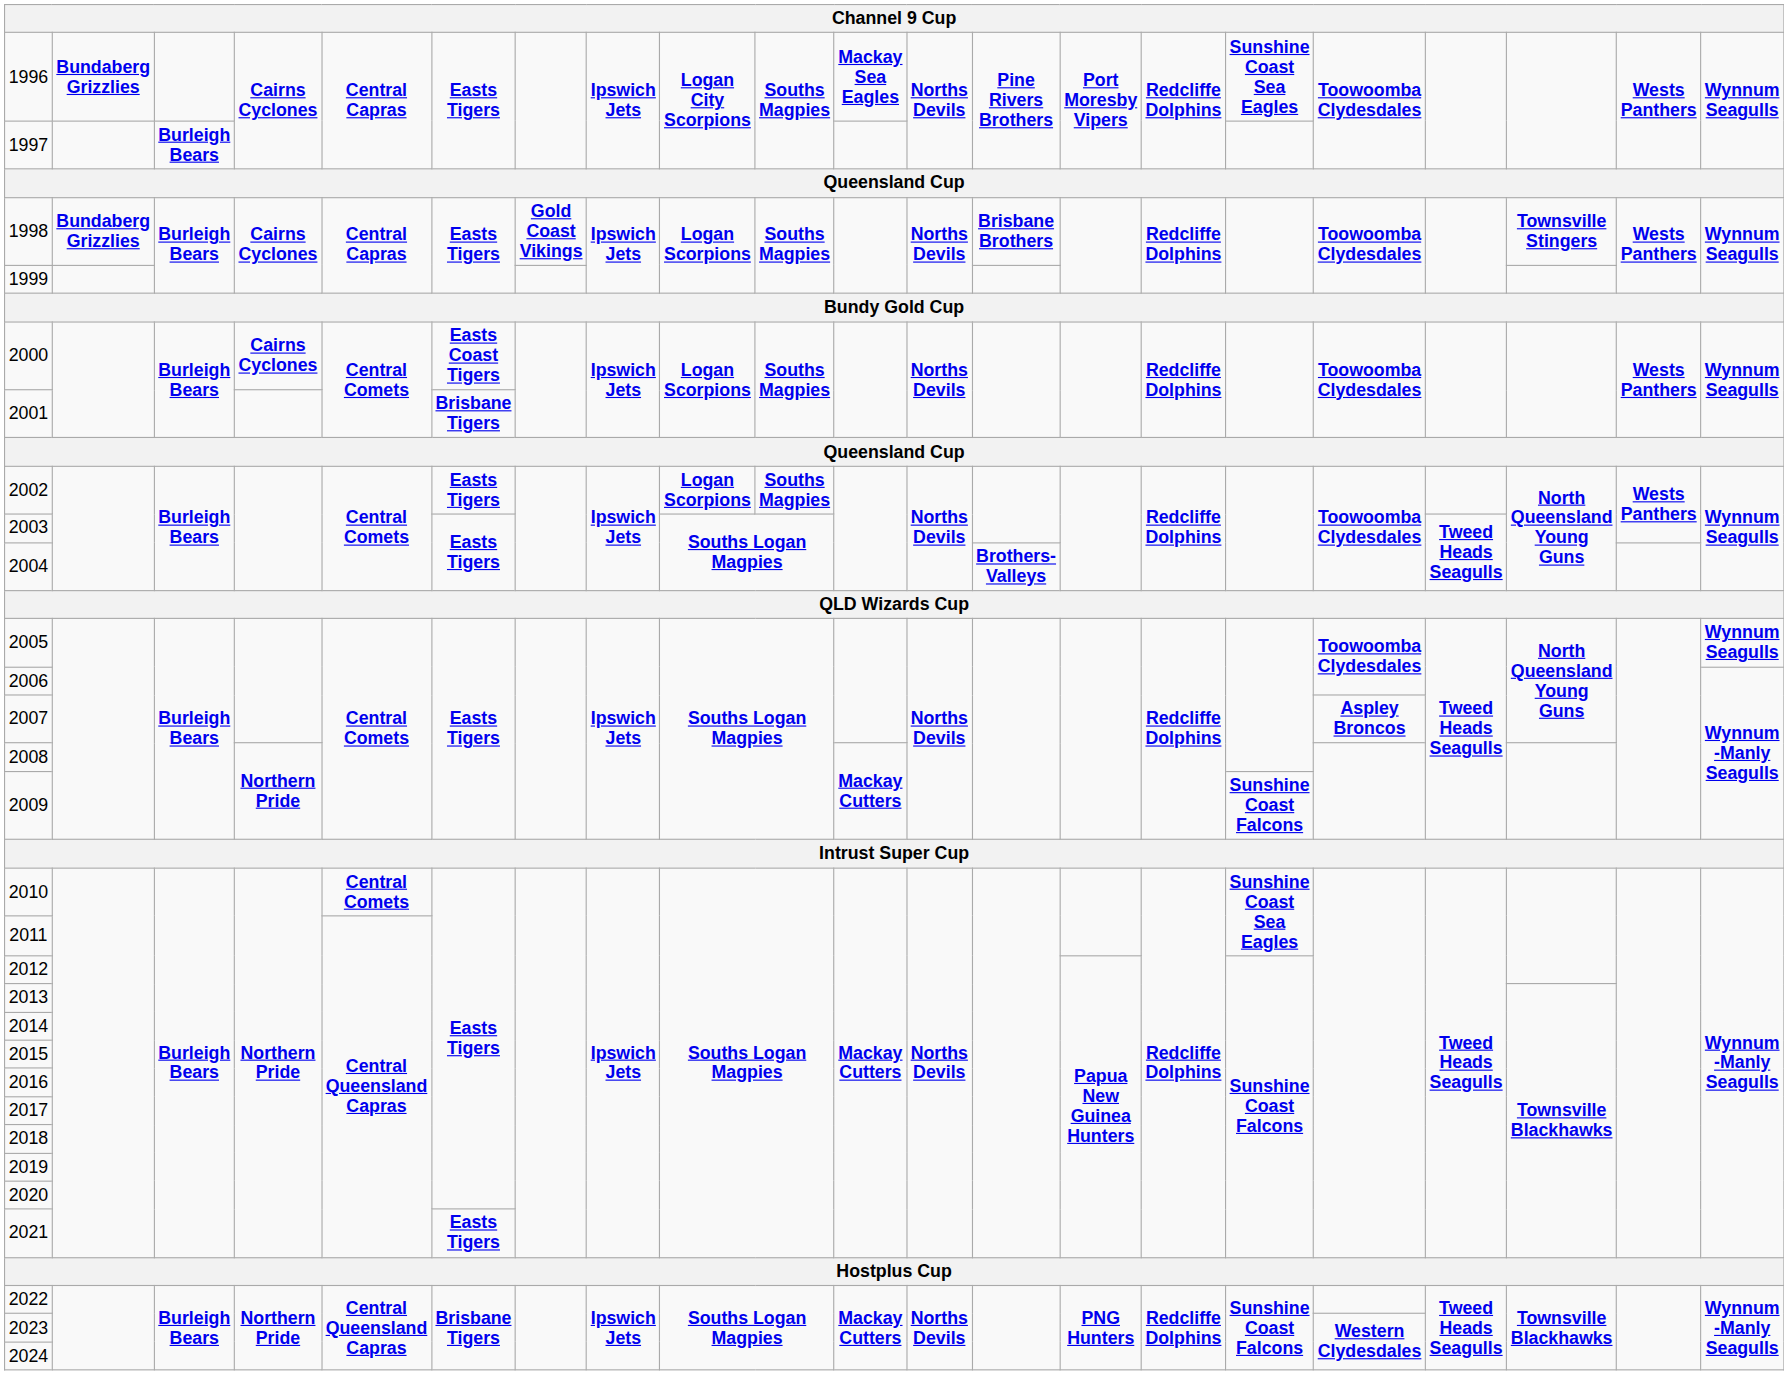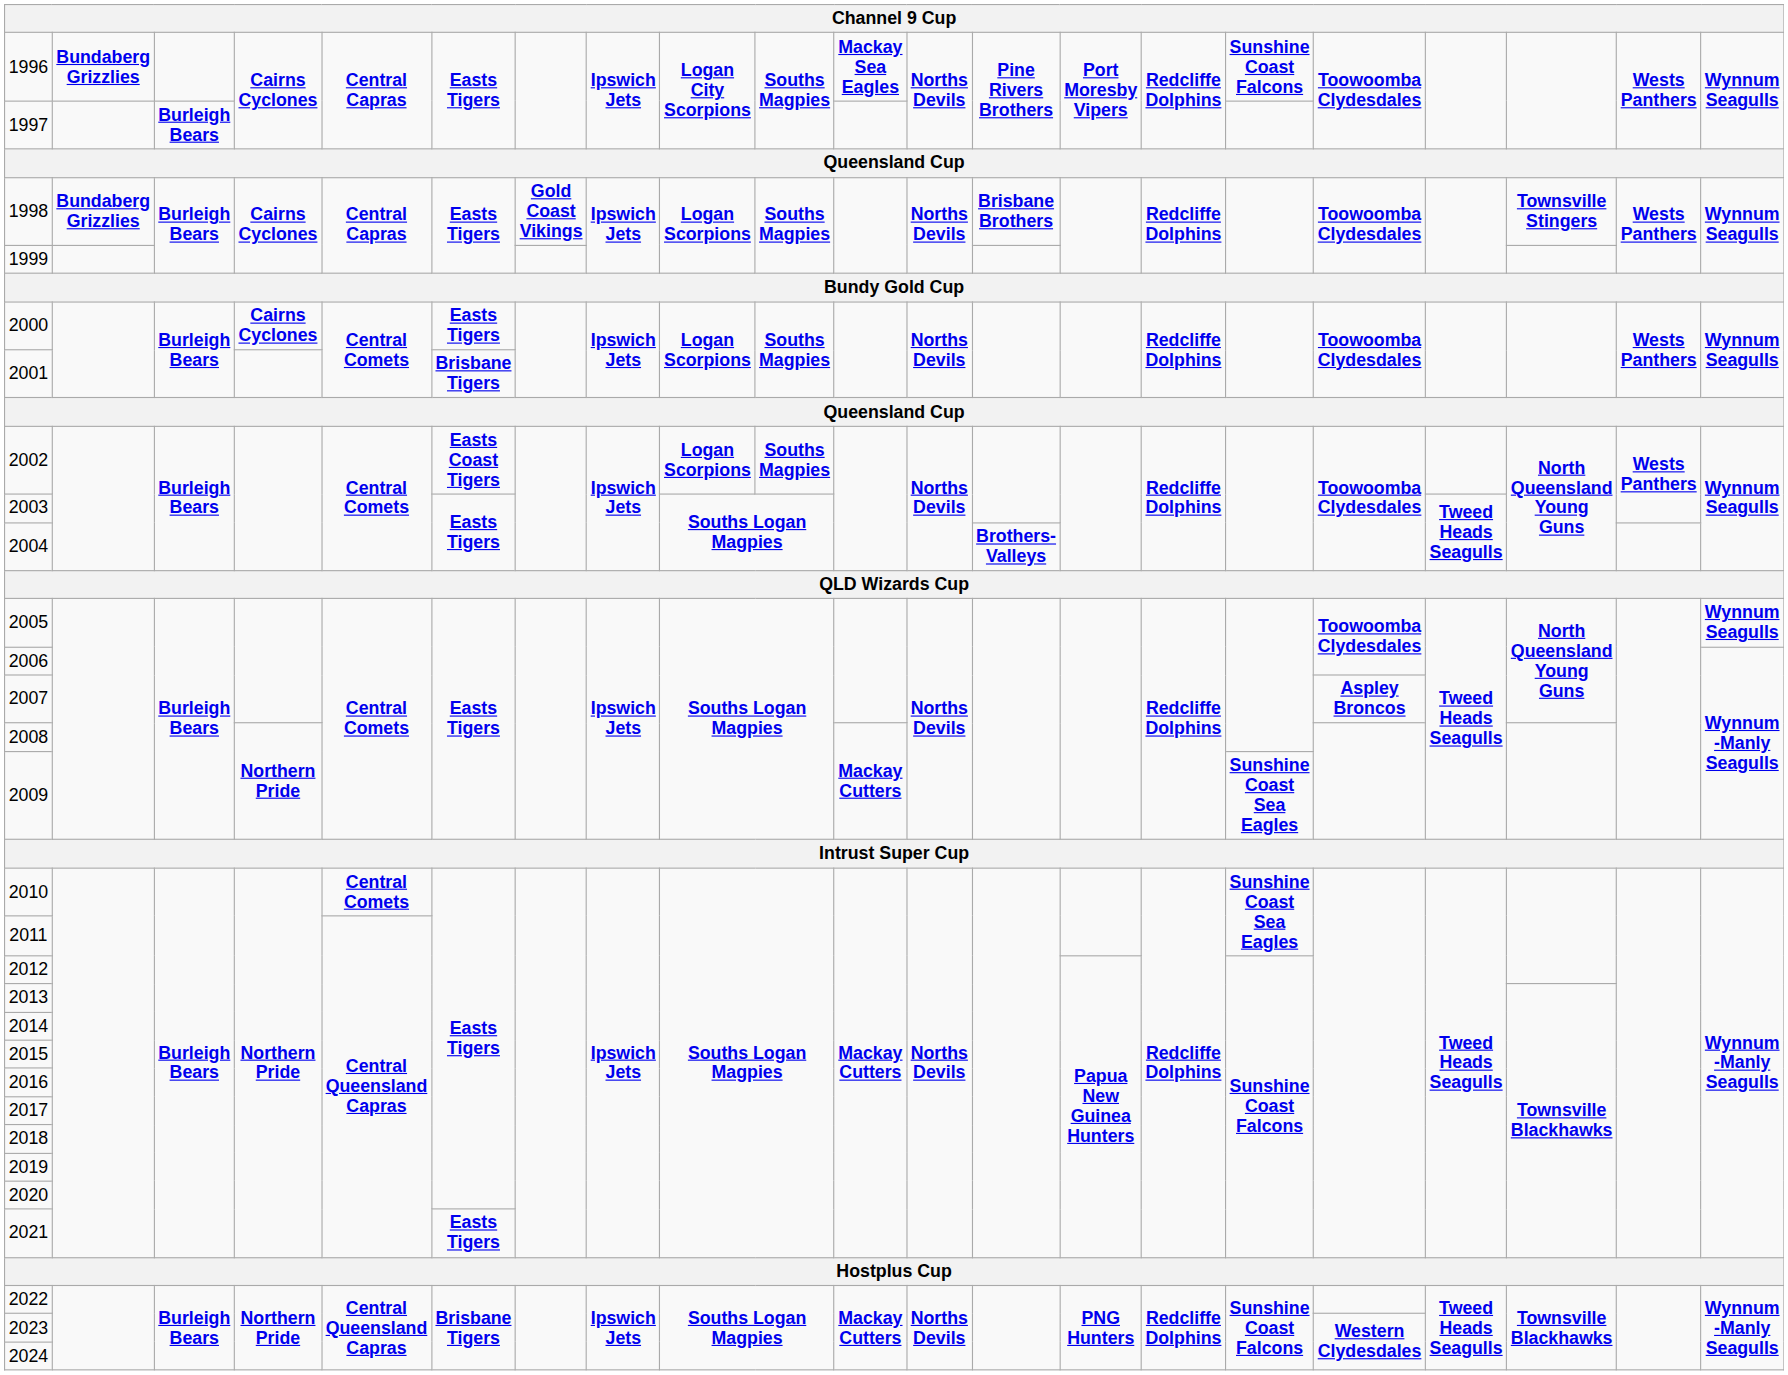(1270, 76) Sunshine Coast Sea Eagles -> (1270, 66) Sunshine Coast Falcons
(473, 355) Easts Coast Tigers -> (473, 325) Easts Tigers
(473, 490) Easts Tigers -> (473, 460) Easts Coast Tigers
(1270, 805) Sunshine Coast Falcons -> (1270, 795) Sunshine Coast Sea Eagles
